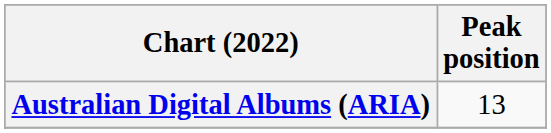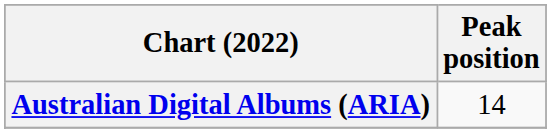(491, 104) 13 -> (491, 104) 14
